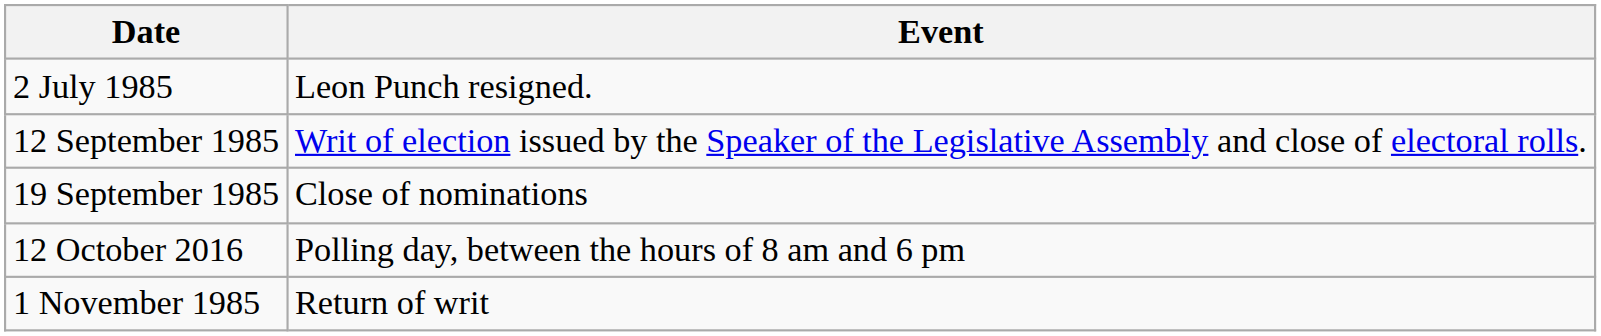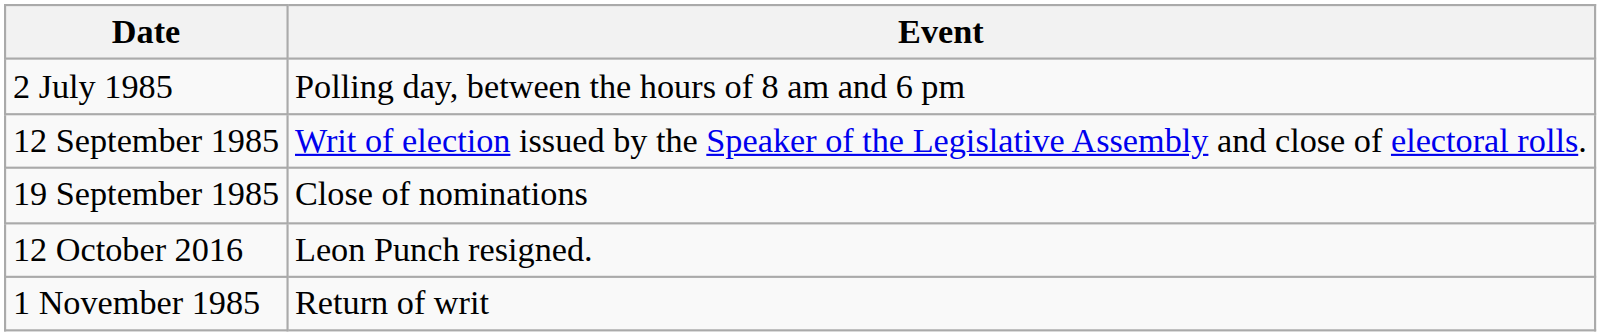(444, 85) Leon Punch resigned. -> (630, 85) Polling day, between the hours of 8 am and 6 pm
(630, 248) Polling day, between the hours of 8 am and 6 pm -> (444, 248) Leon Punch resigned.
